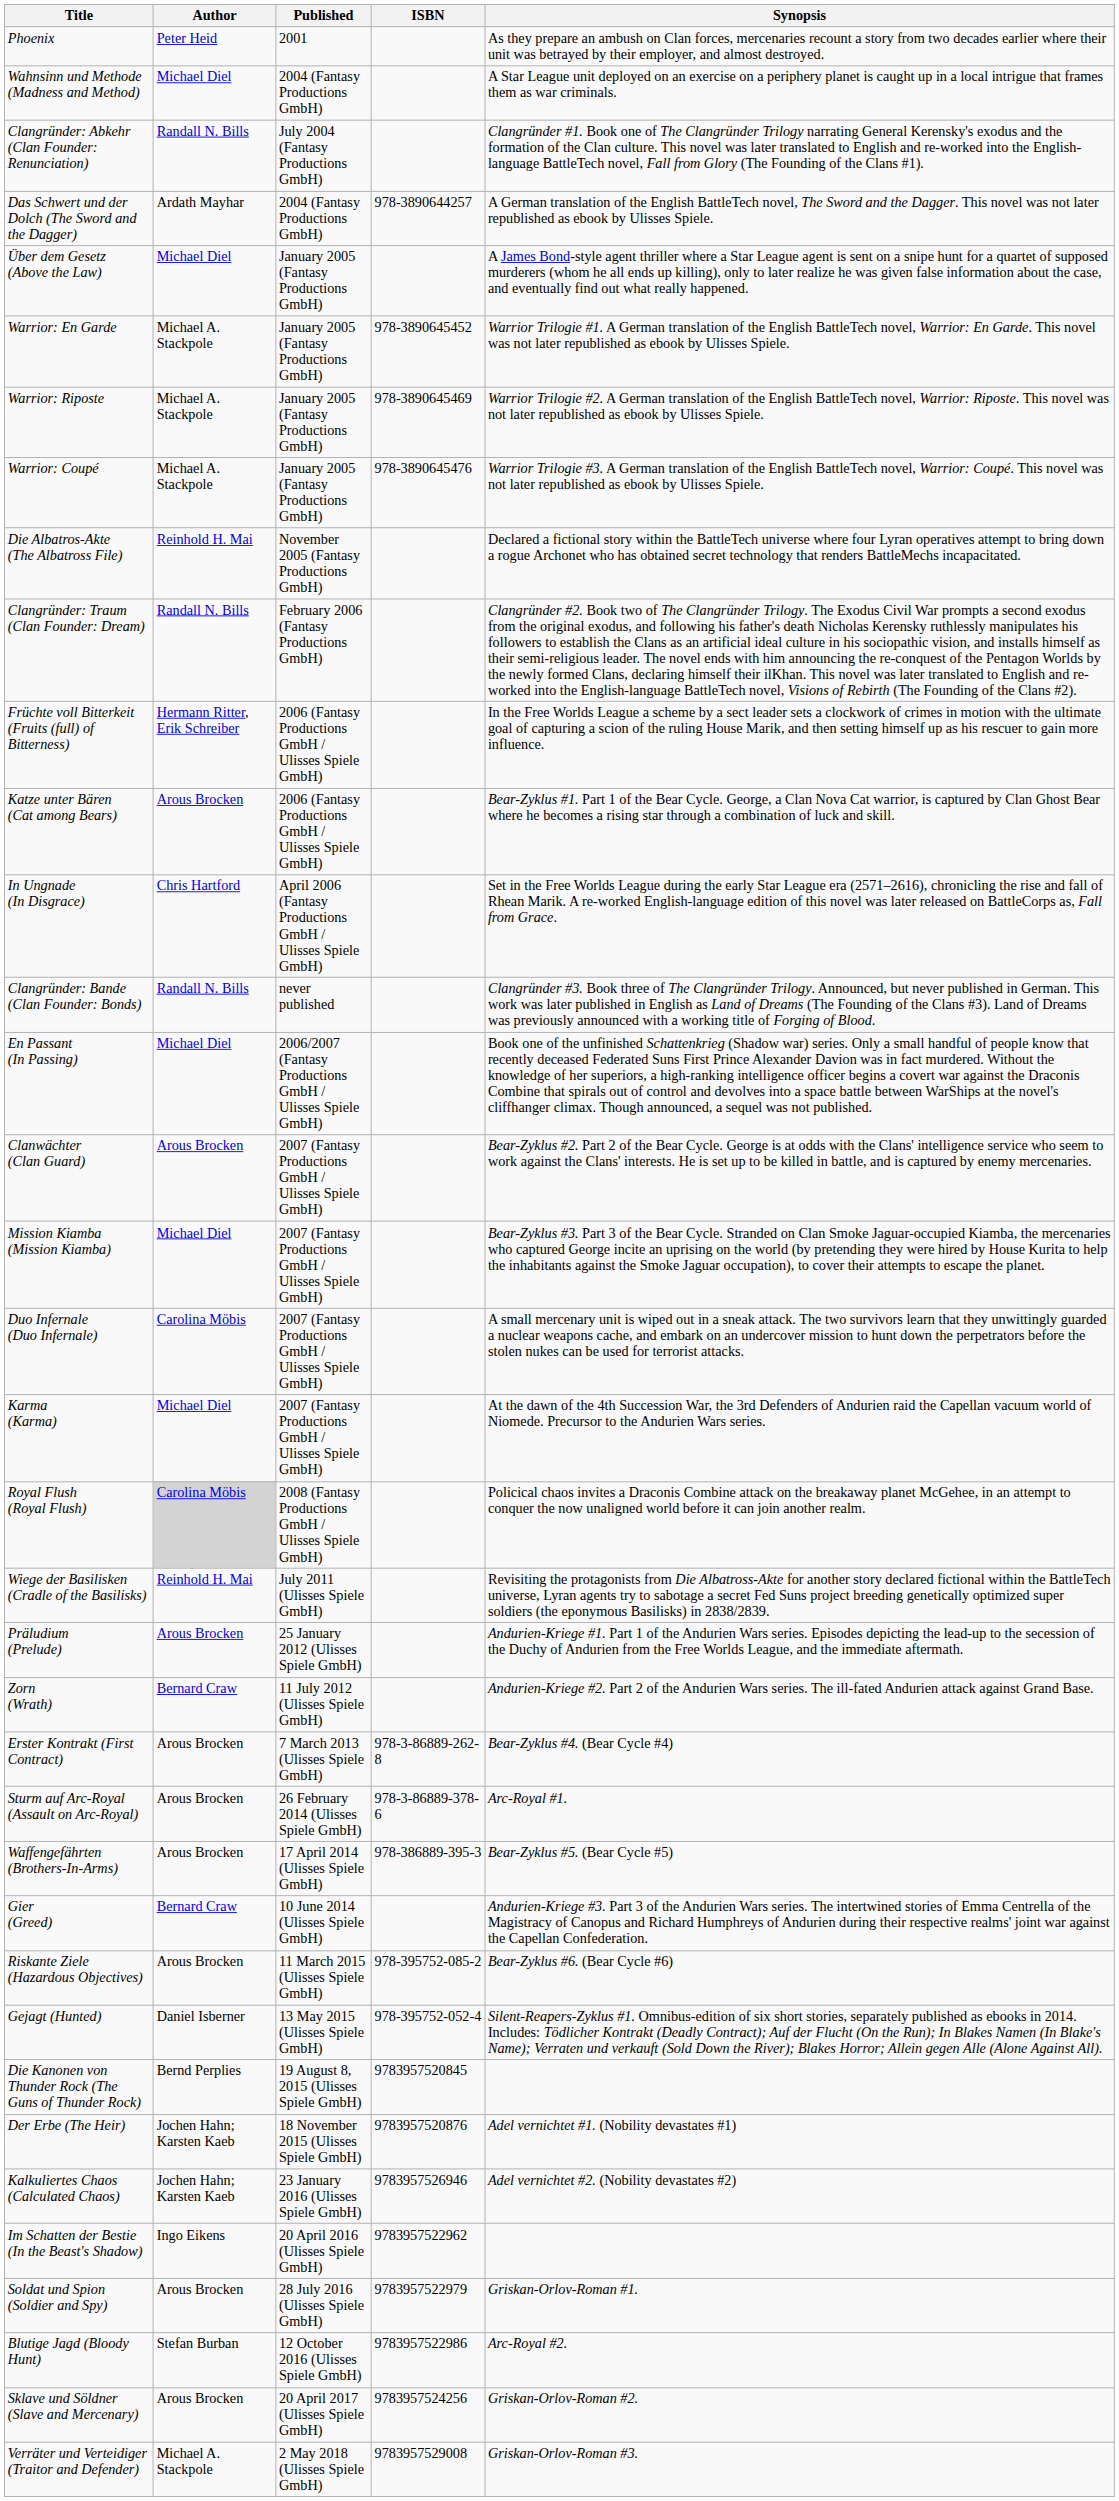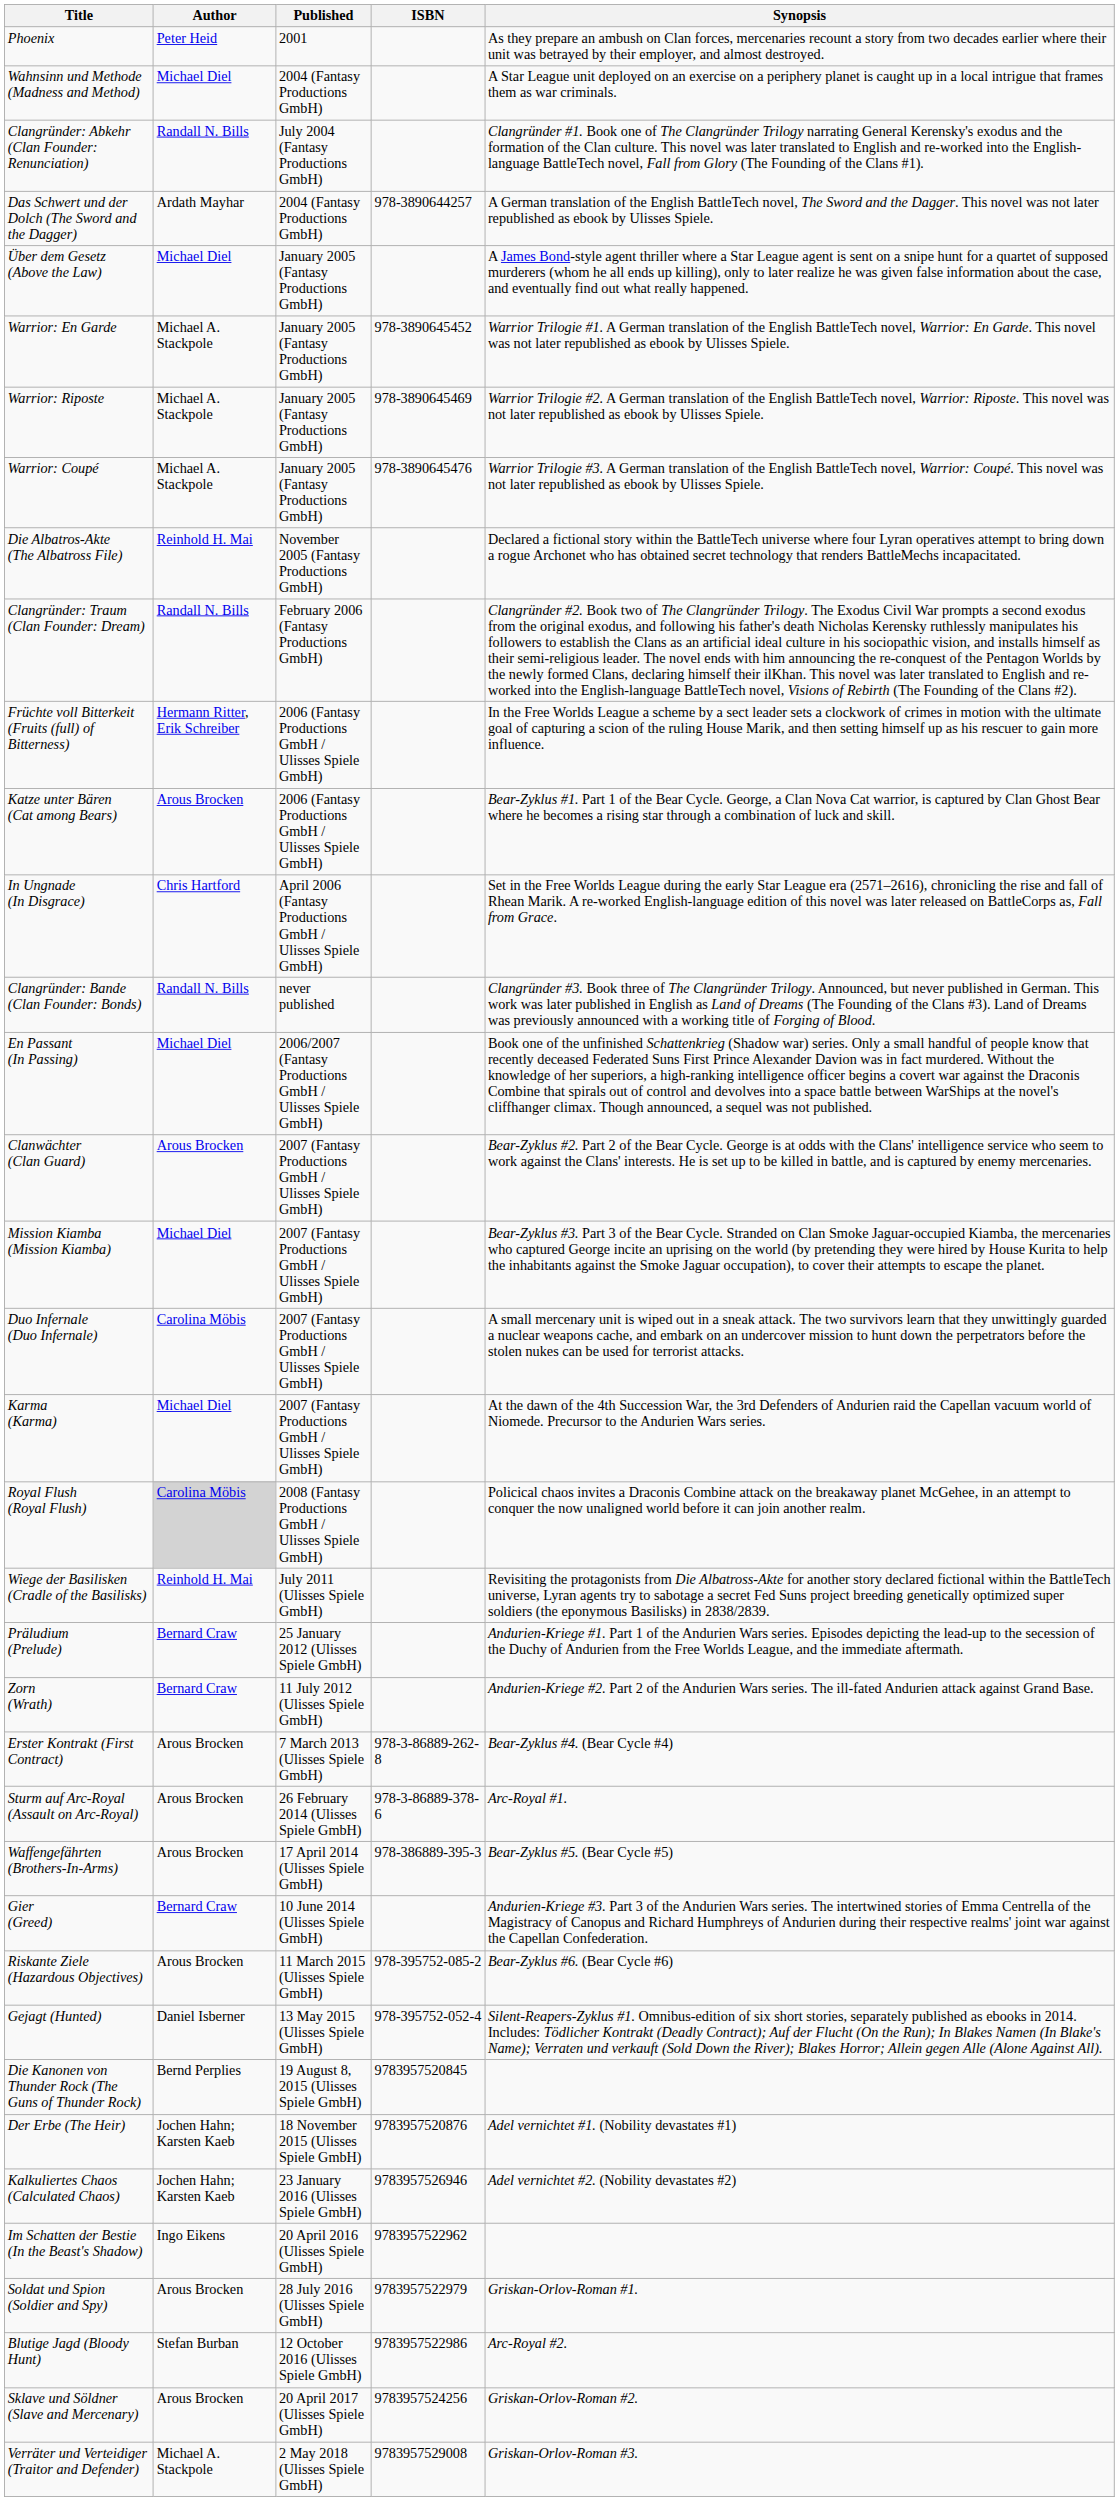(200, 1634) Arous Brocken -> (197, 1634) Bernard Craw
